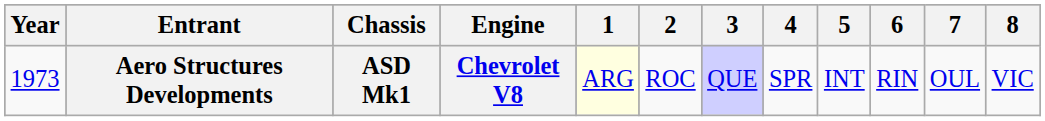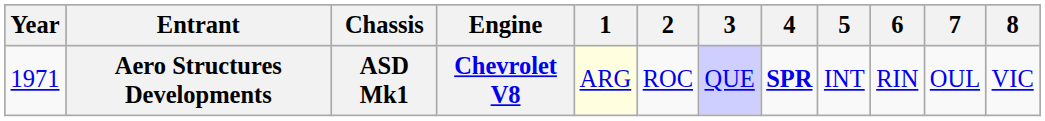(35, 79) 1973 -> (35, 79) 1971
(791, 79) normal -> (789, 79) bold
